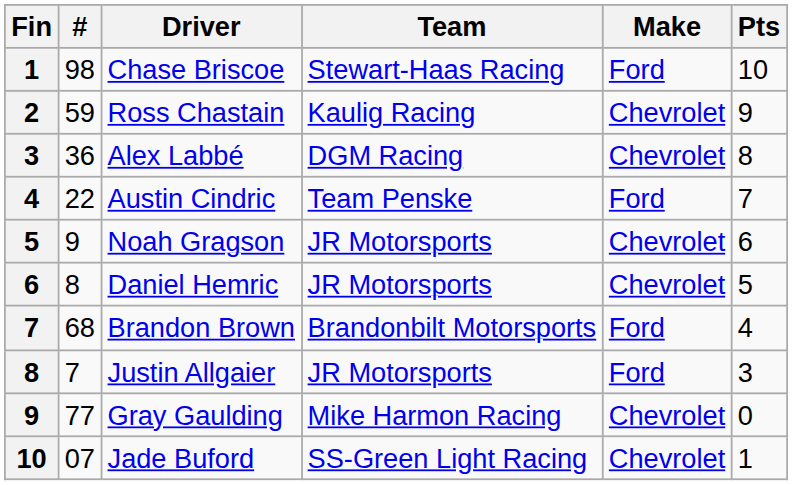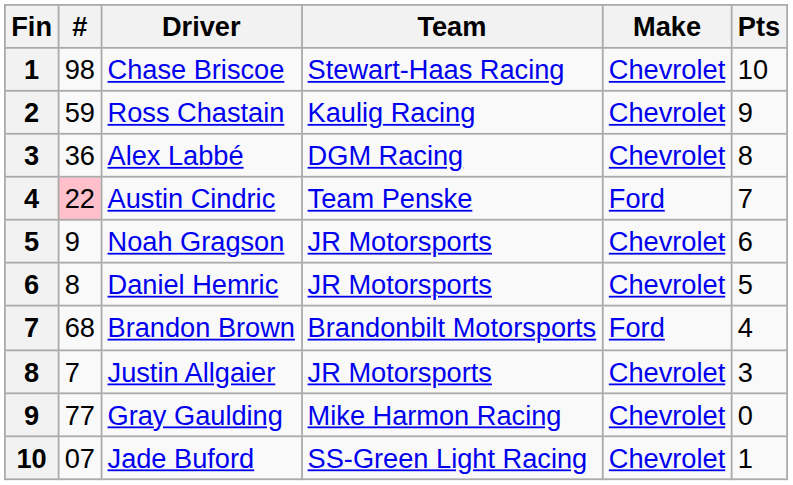(637, 70) Ford -> (667, 70) Chevrolet
(80, 199) no background -> (80, 199) pink background
(637, 371) Ford -> (667, 371) Chevrolet
